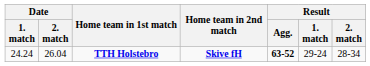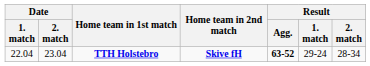(22, 54) 24.24 -> (22, 54) 22.04
(55, 54) 26.04 -> (55, 54) 23.04
